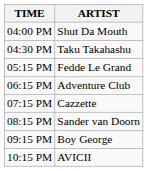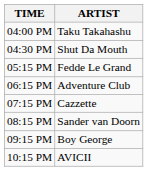(92, 31) Shut Da Mouth -> (94, 31) Taku Takahashu
(94, 49) Taku Takahashu -> (92, 49) Shut Da Mouth
